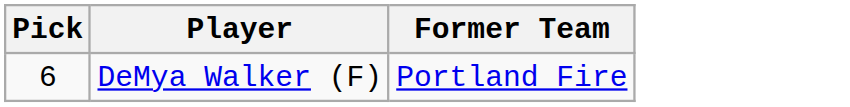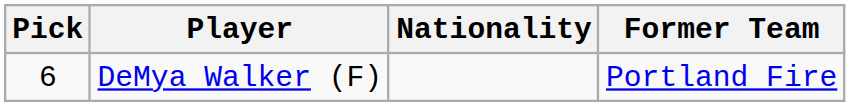+ column: (494, 29)
